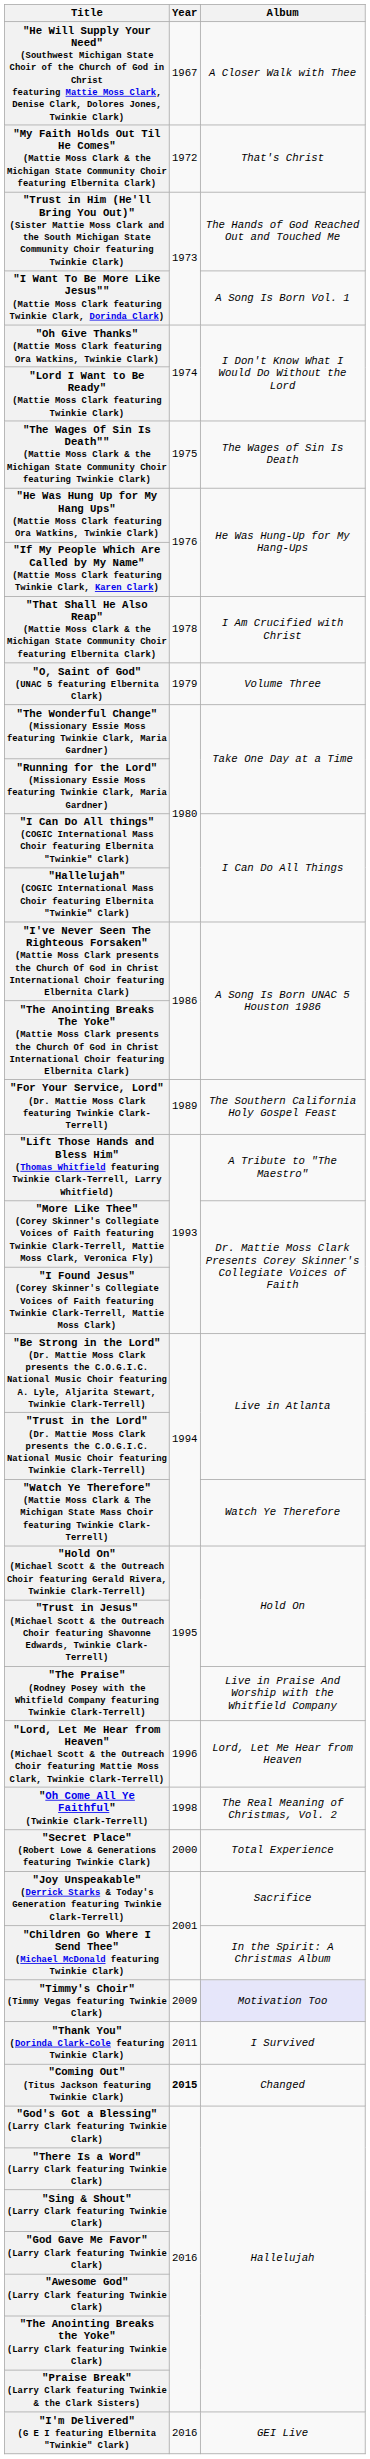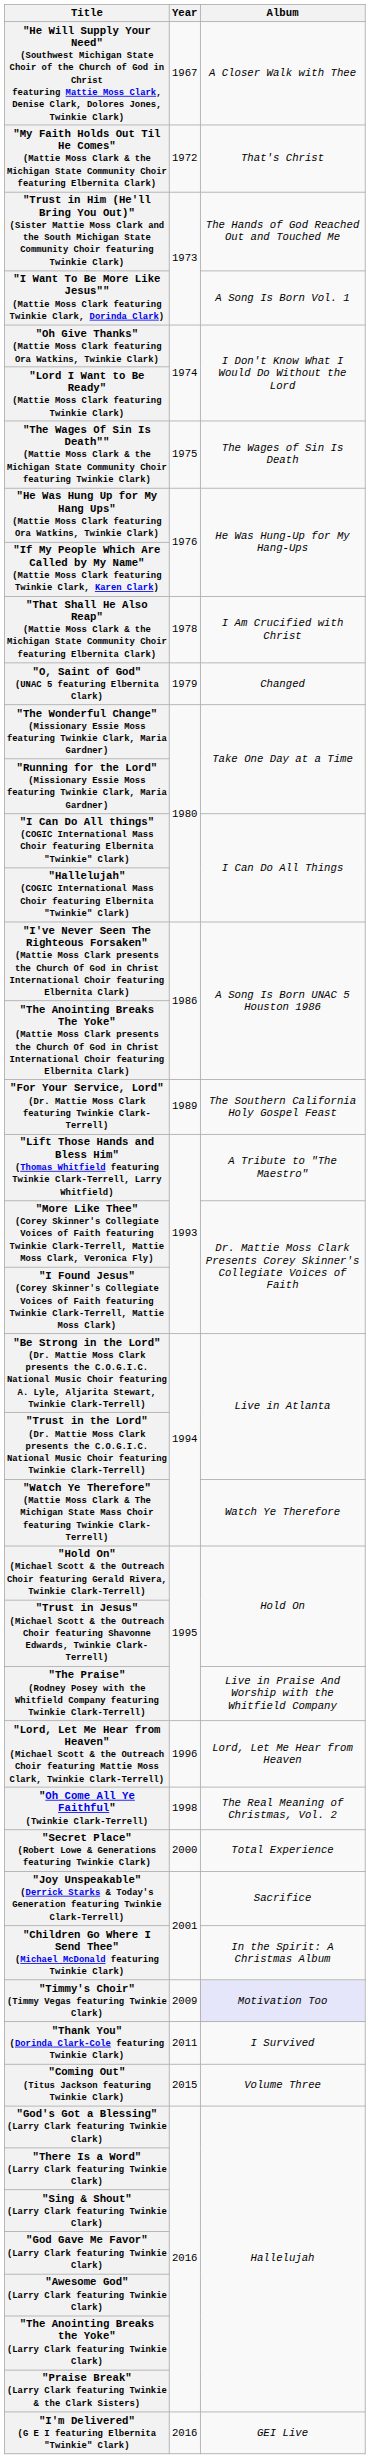(283, 684) Volume Three -> (283, 684) Changed
(185, 2085) bold -> (185, 2085) normal
(283, 2085) Changed -> (283, 2085) Volume Three
